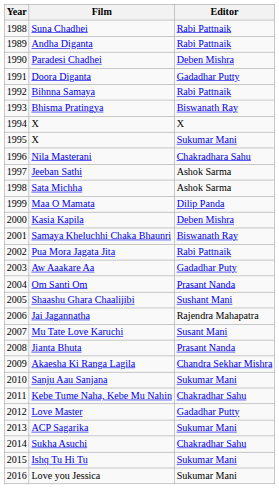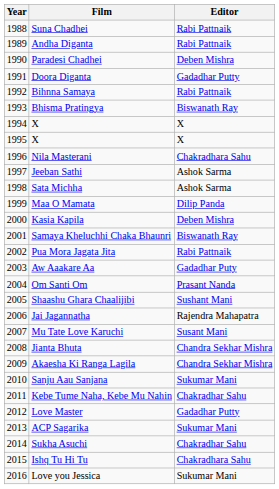(207, 140) Sukumar Mani -> (180, 140) X
(206, 348) Prasant Nanda -> (224, 348) Chandra Sekhar Mishra
(207, 460) Sukumar Mani -> (214, 460) Chakradhara Sahu
